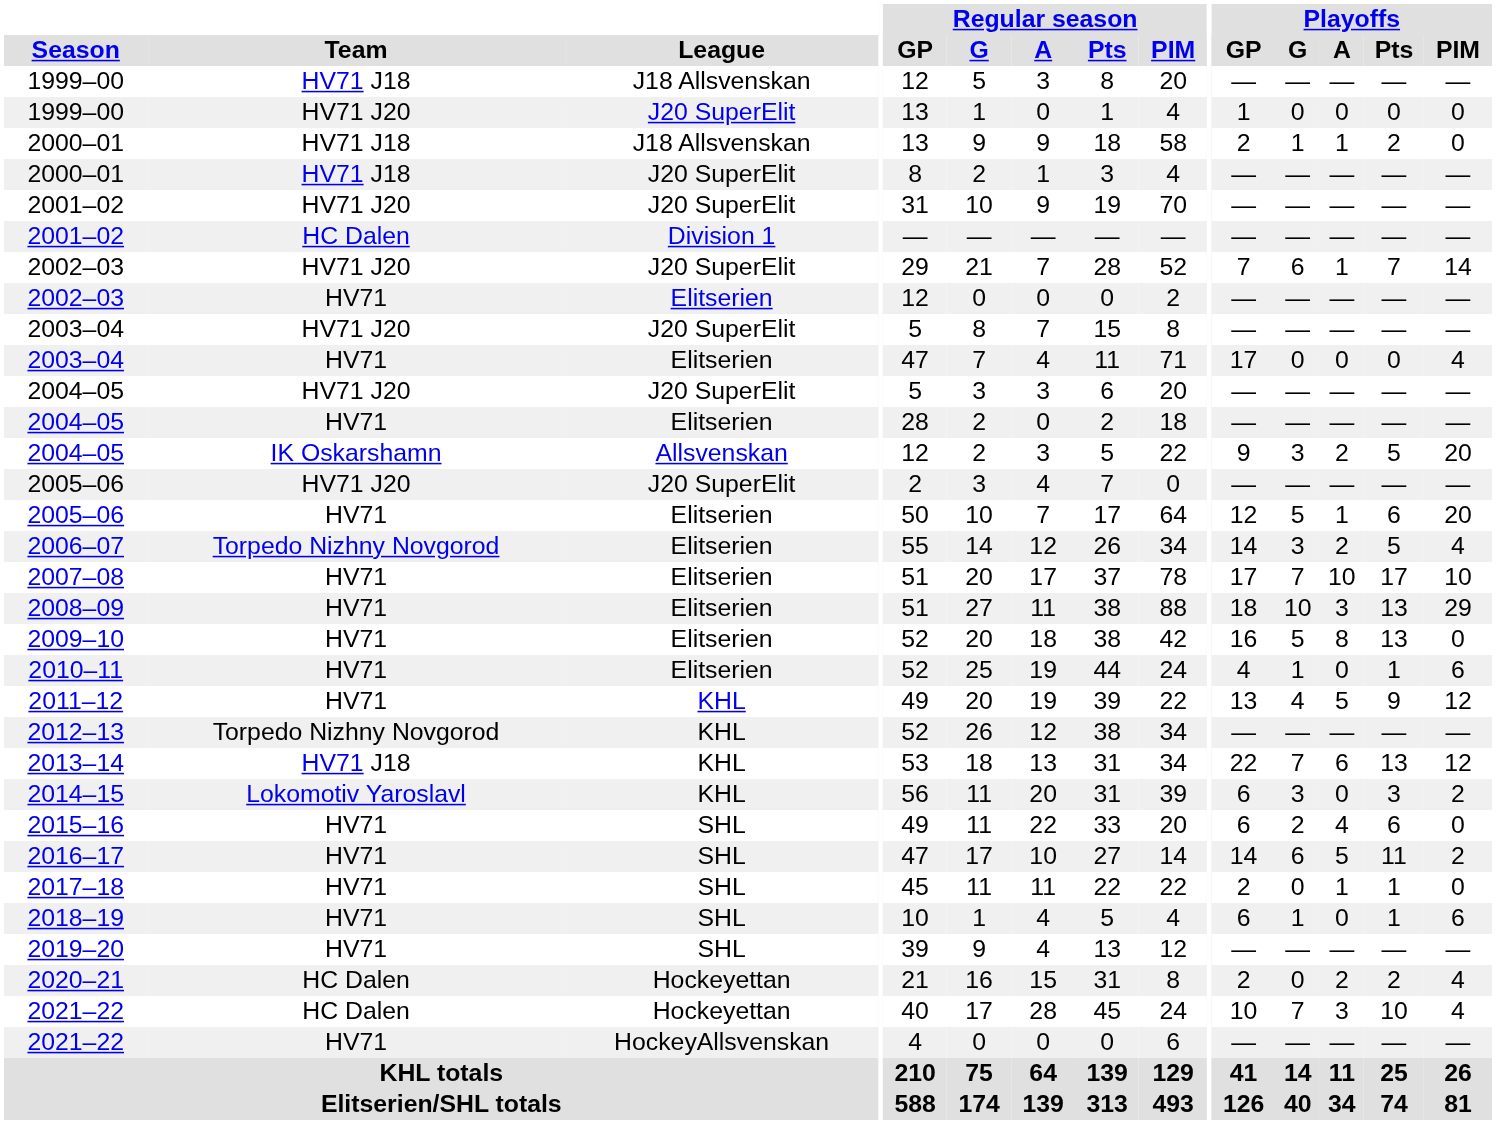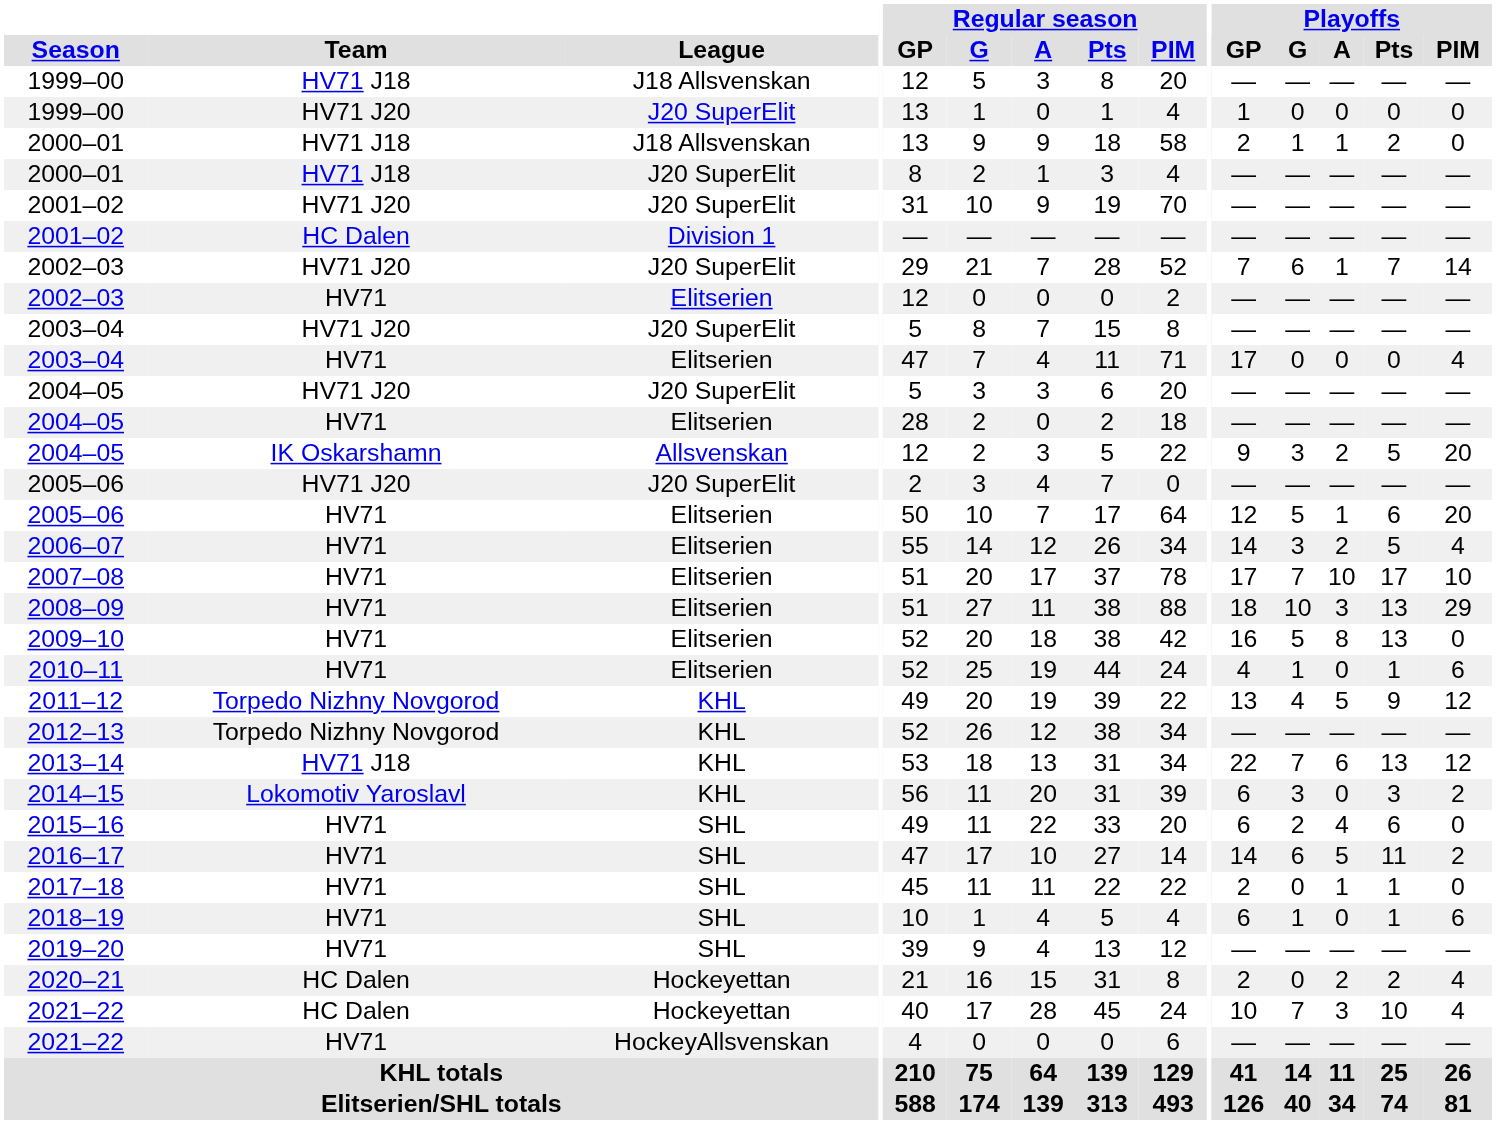(356, 546) Torpedo Nizhny Novgorod -> (356, 546) HV71
(356, 701) HV71 -> (356, 701) Torpedo Nizhny Novgorod
